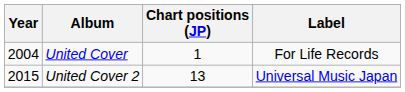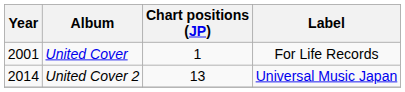(23, 53) 2004 -> (23, 53) 2001
(23, 76) 2015 -> (23, 76) 2014
